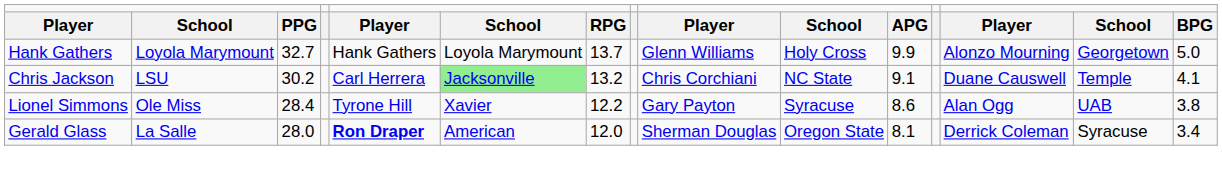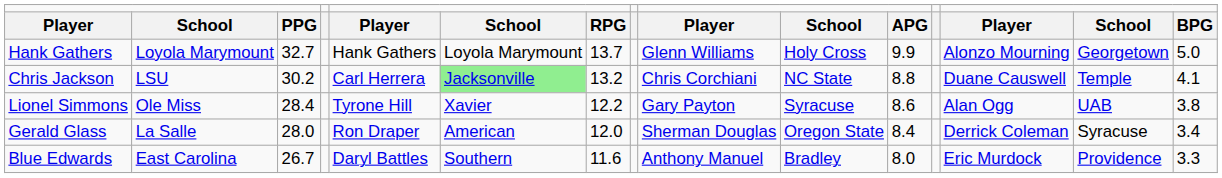(903, 78) 9.1 -> (903, 78) 8.8
(378, 132) bold -> (376, 132) normal
(903, 132) 8.1 -> (903, 132) 8.4
+ row: (60, 158)
